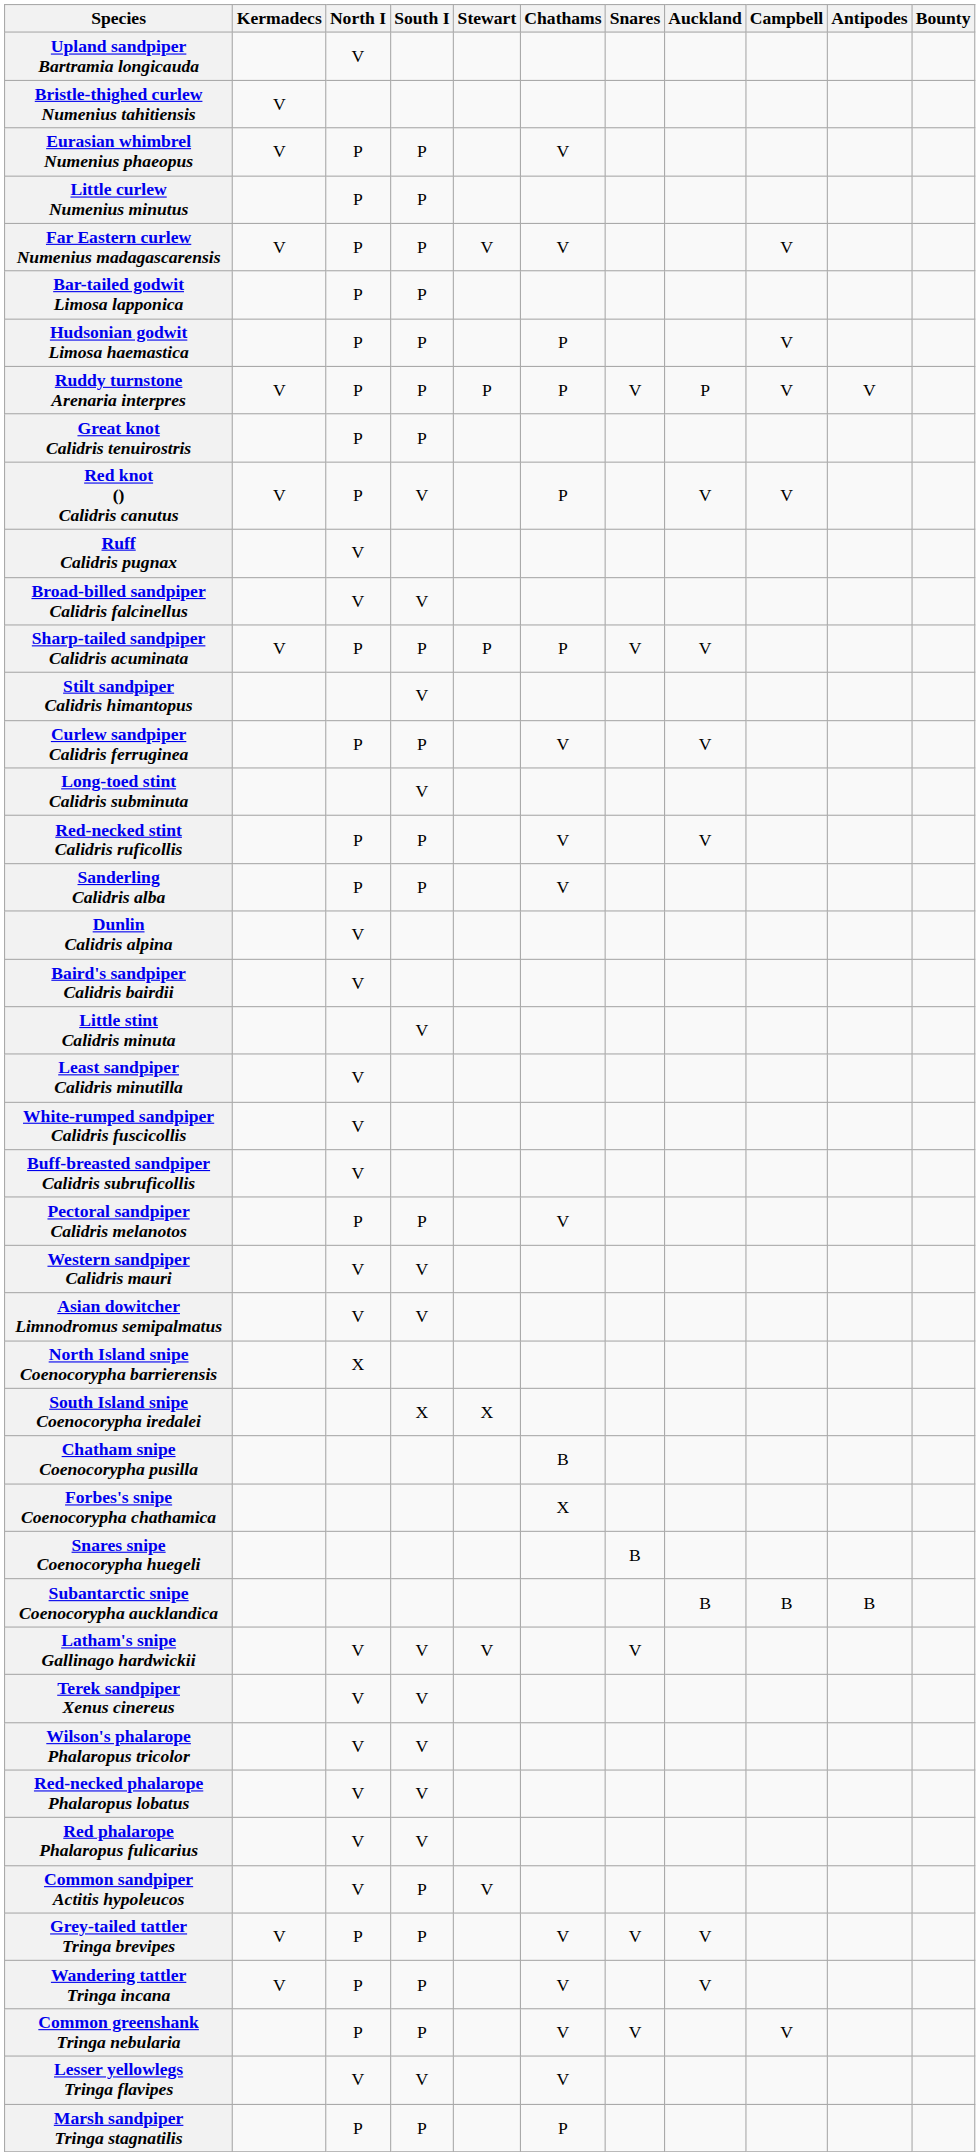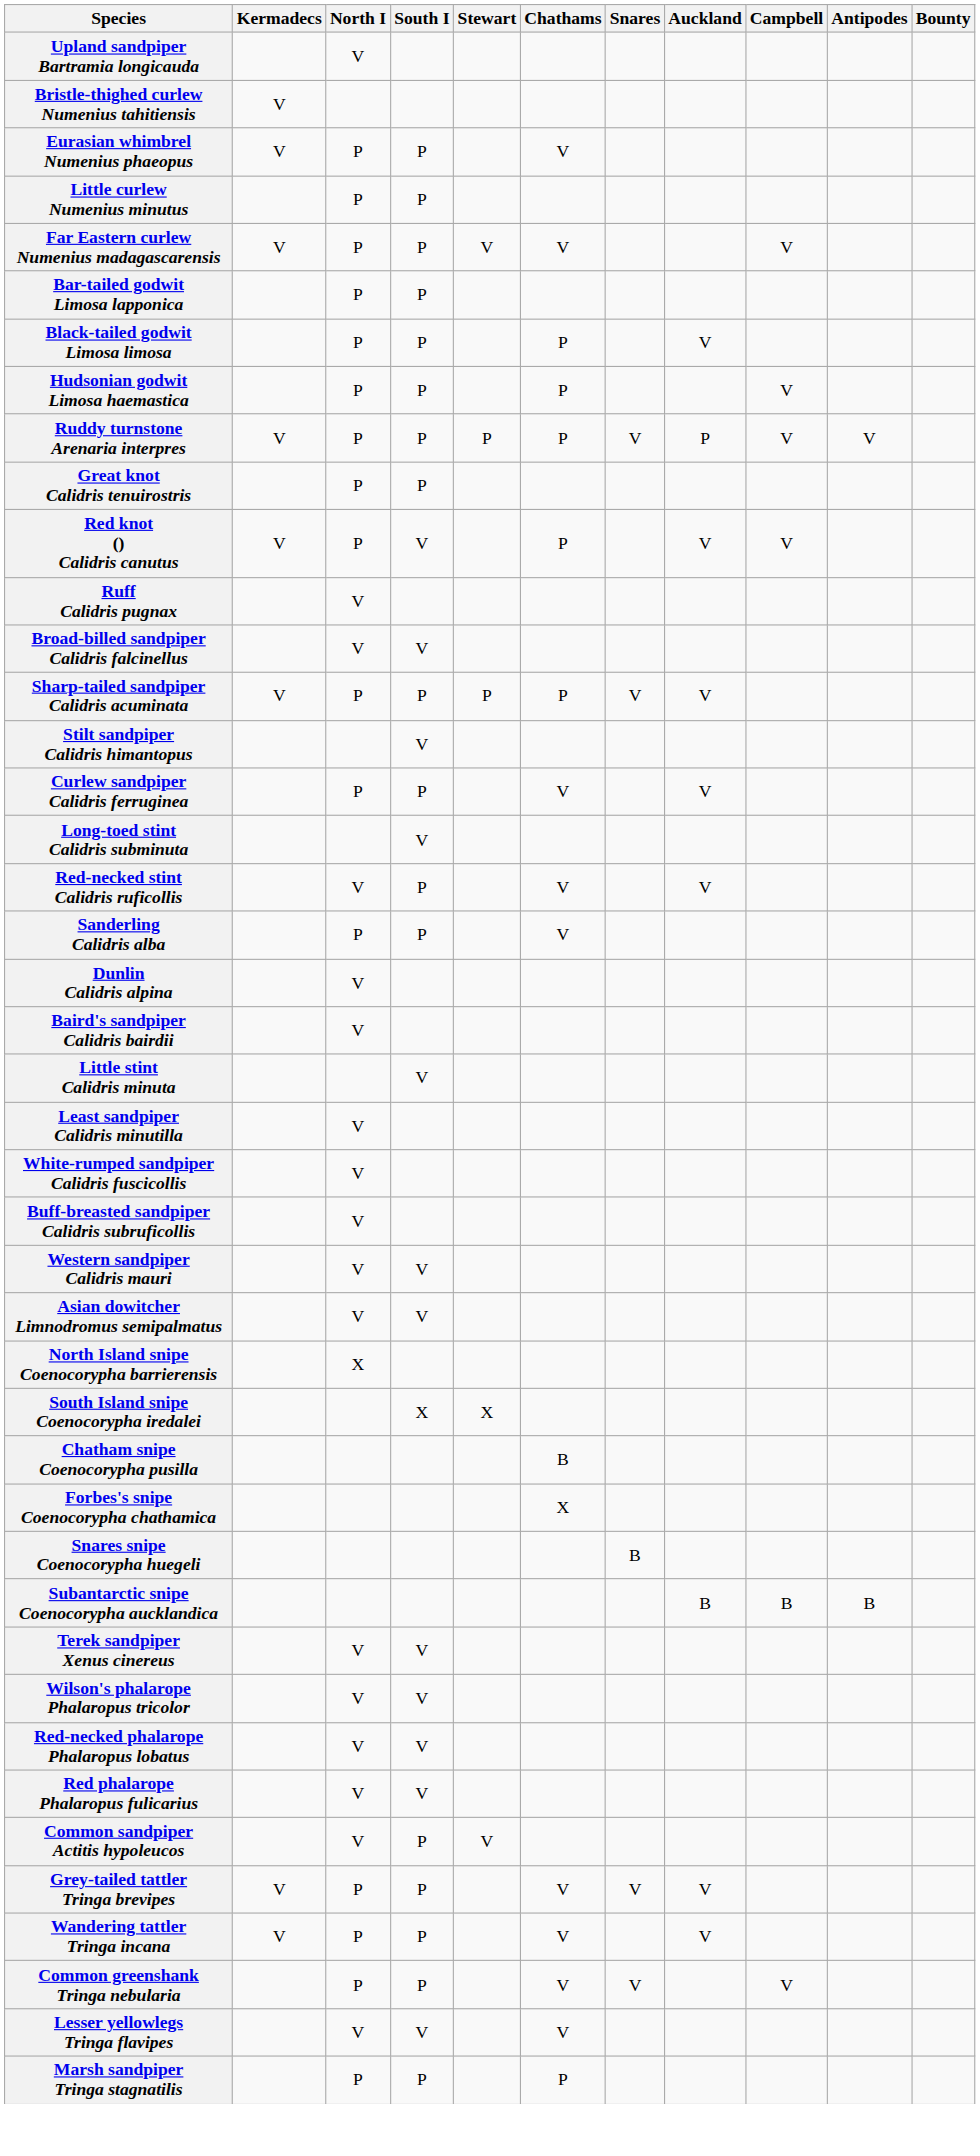+ row: (119, 342)
(358, 839) P -> (358, 887) V
- row: (119, 1221)
- row: (119, 1650)
